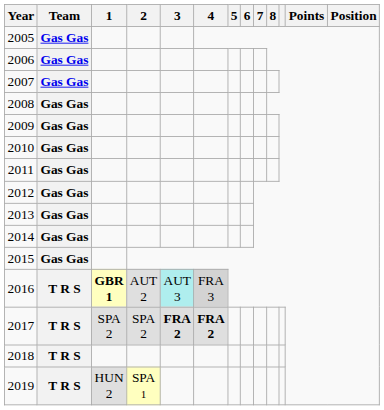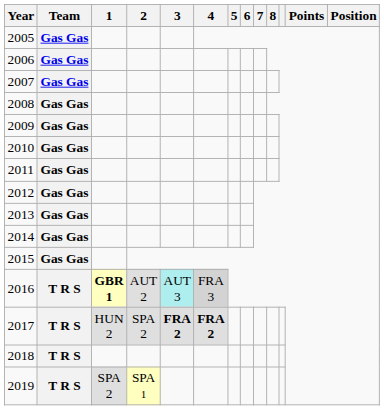(109, 326) SPA 2 -> (109, 326) HUN 2
(109, 386) HUN 2 -> (109, 386) SPA 2
